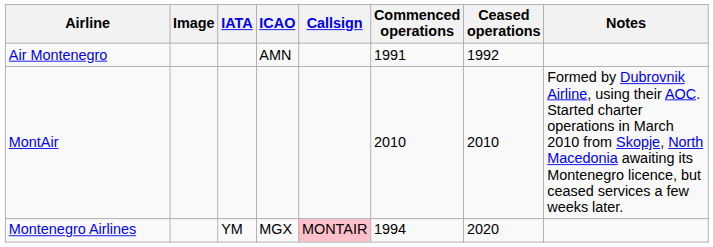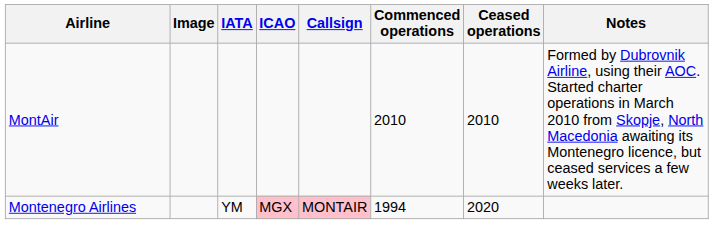- row: (58, 54)
(276, 230) no background -> (276, 207) pink background
